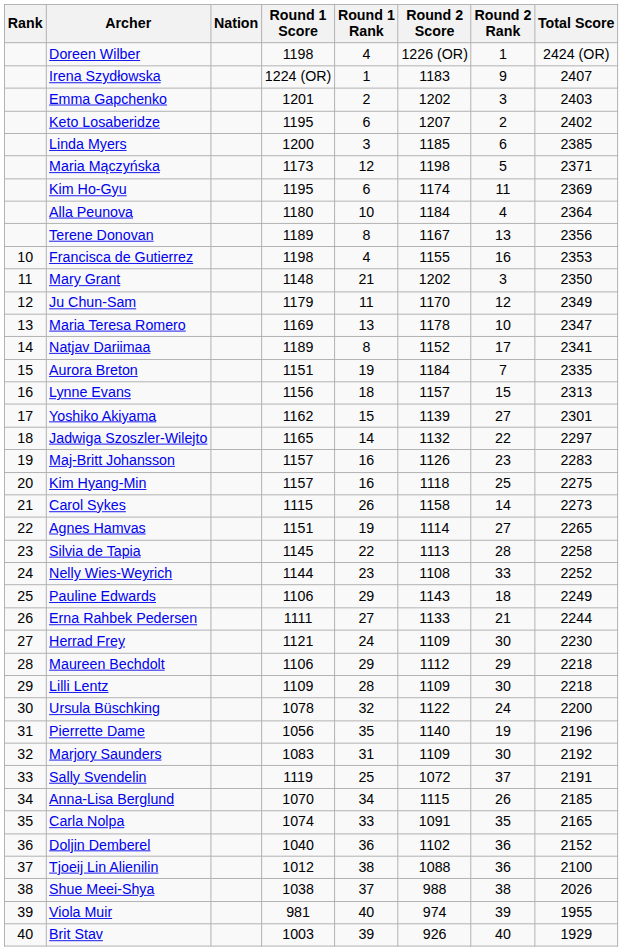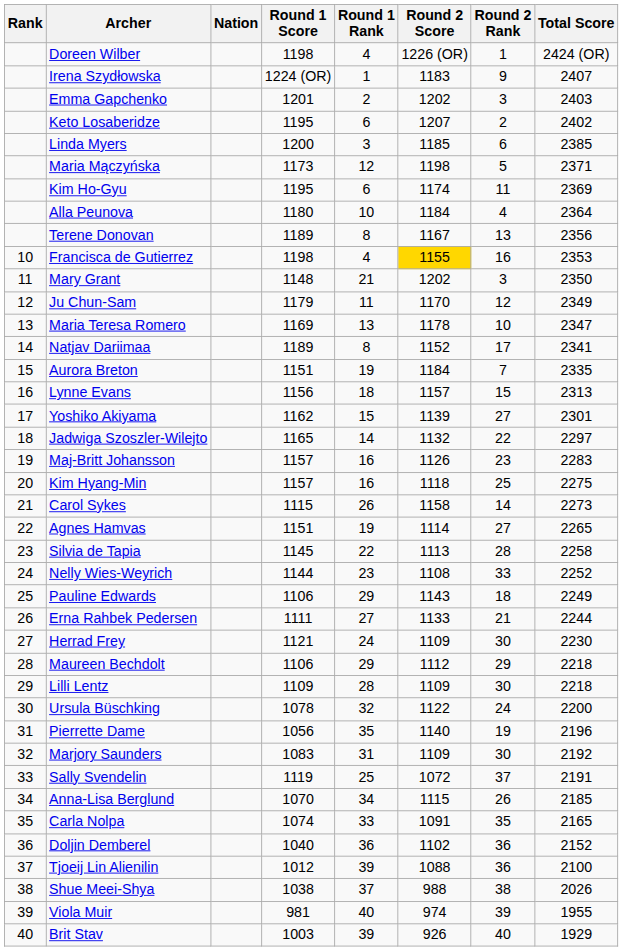(435, 257) no background -> (435, 257) gold background
(366, 867) 38 -> (366, 867) 39
